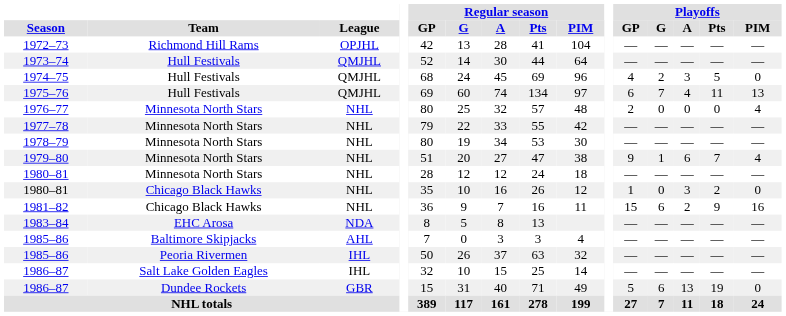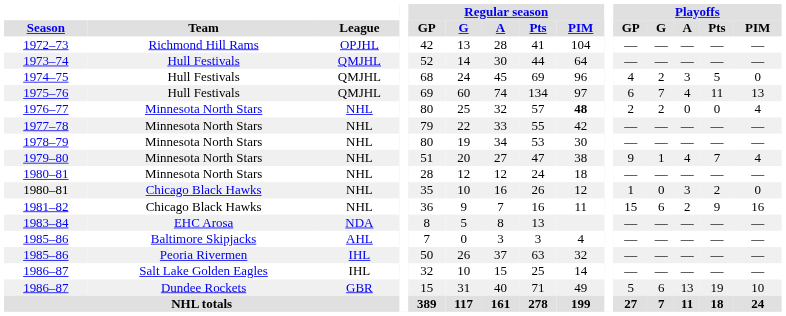(581, 109) normal -> (581, 109) bold
(661, 109) 0 -> (661, 109) 2
(687, 157) 6 -> (687, 157) 4
(758, 287) 0 -> (758, 287) 10
